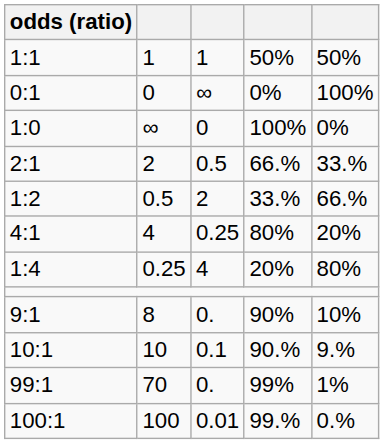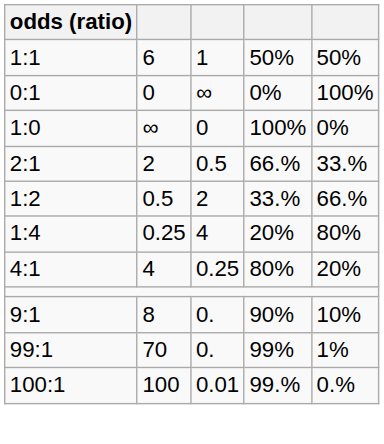(149, 57) 1 -> (149, 57) 6
rows swapped: (25, 233) <-> (25, 269)
- row: (31, 349)
